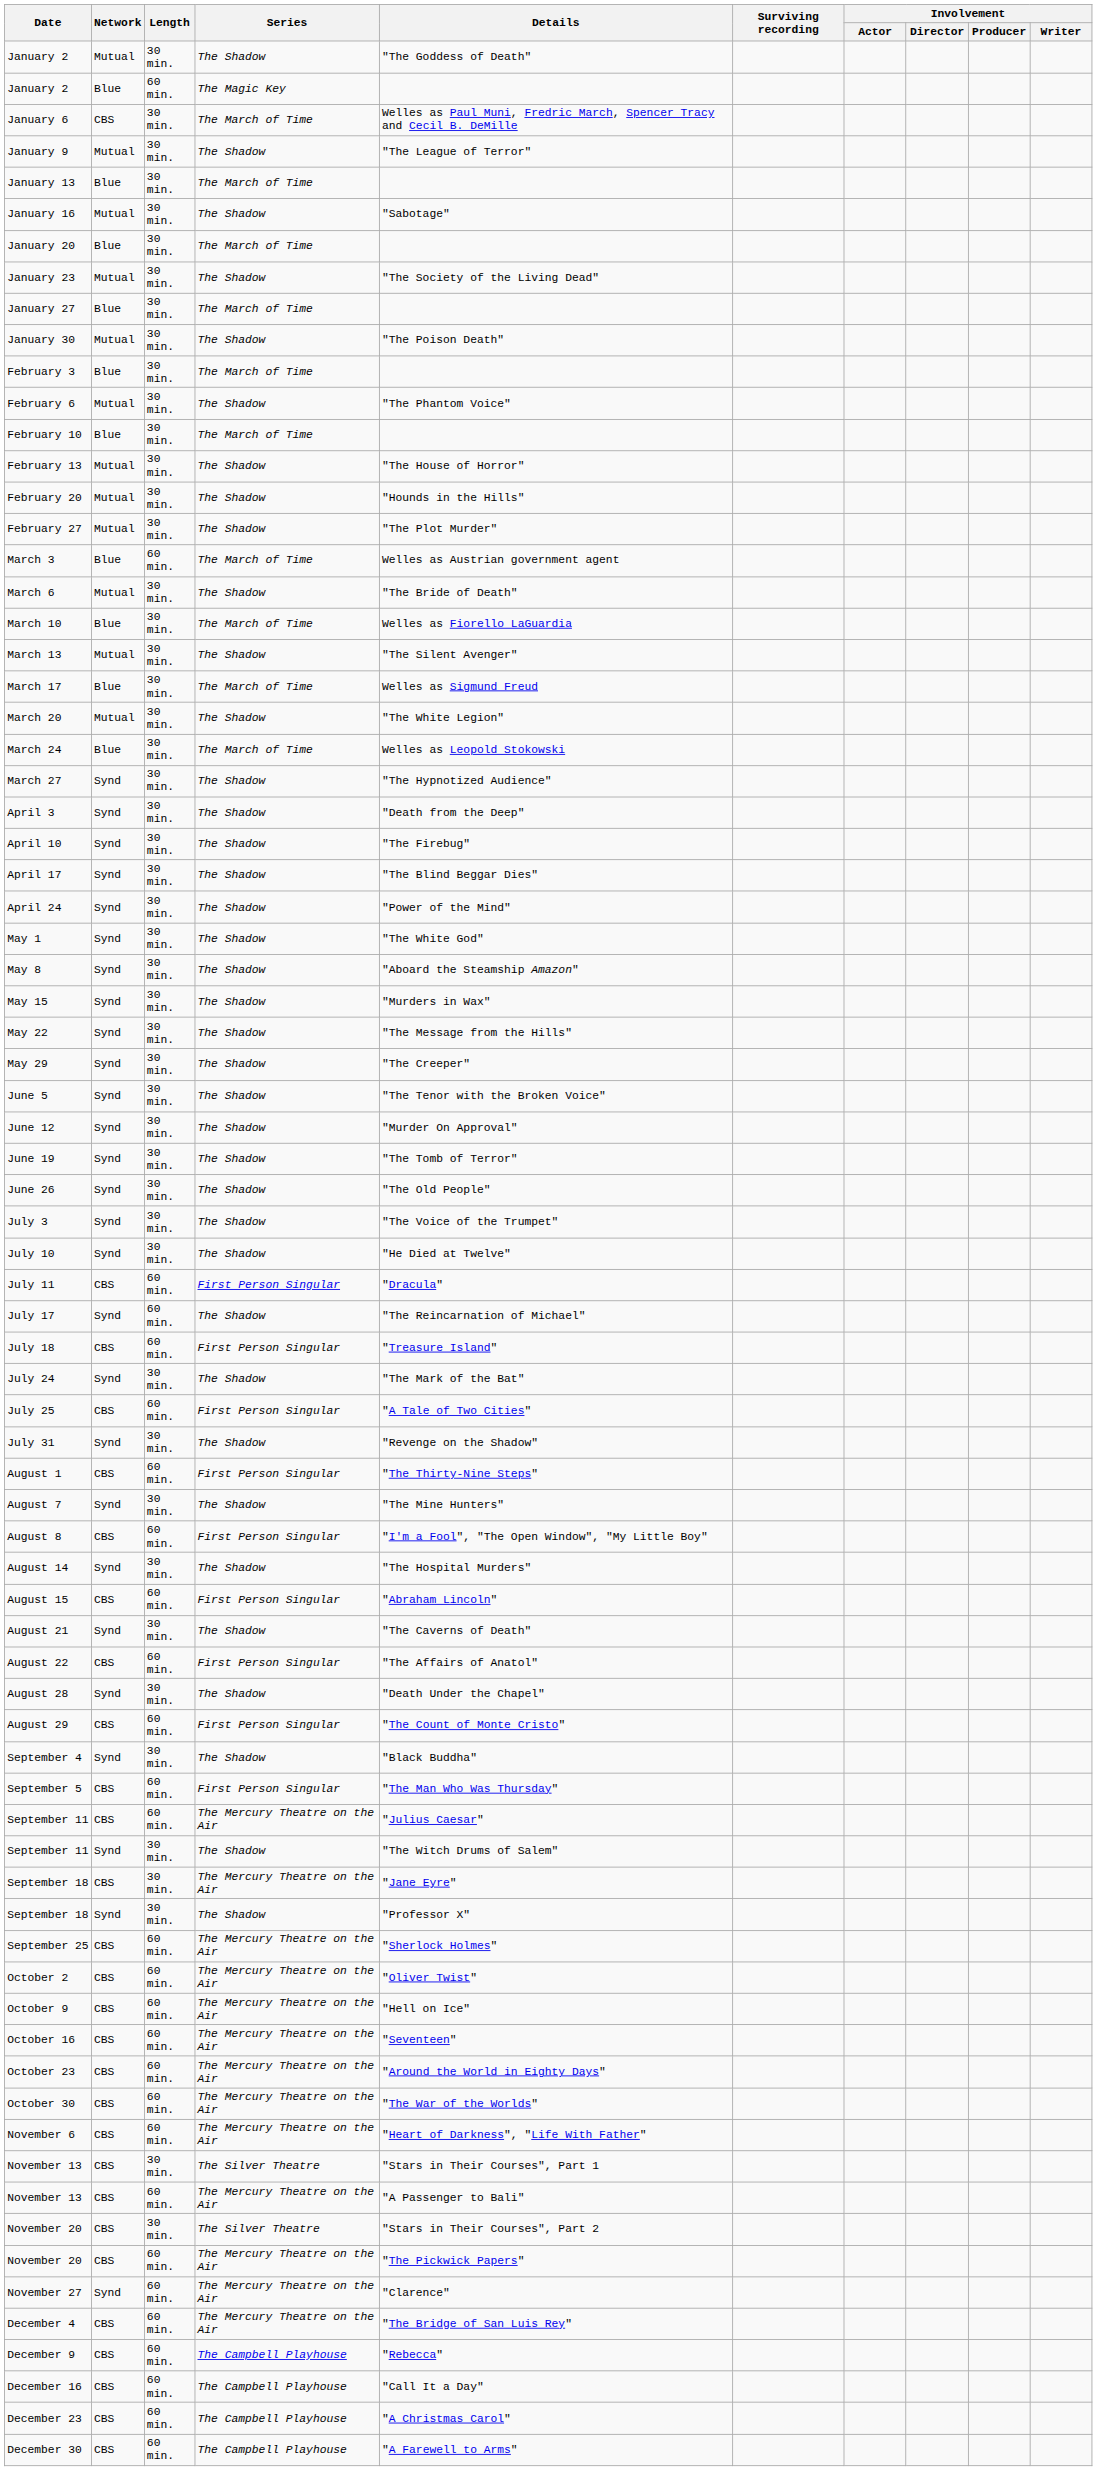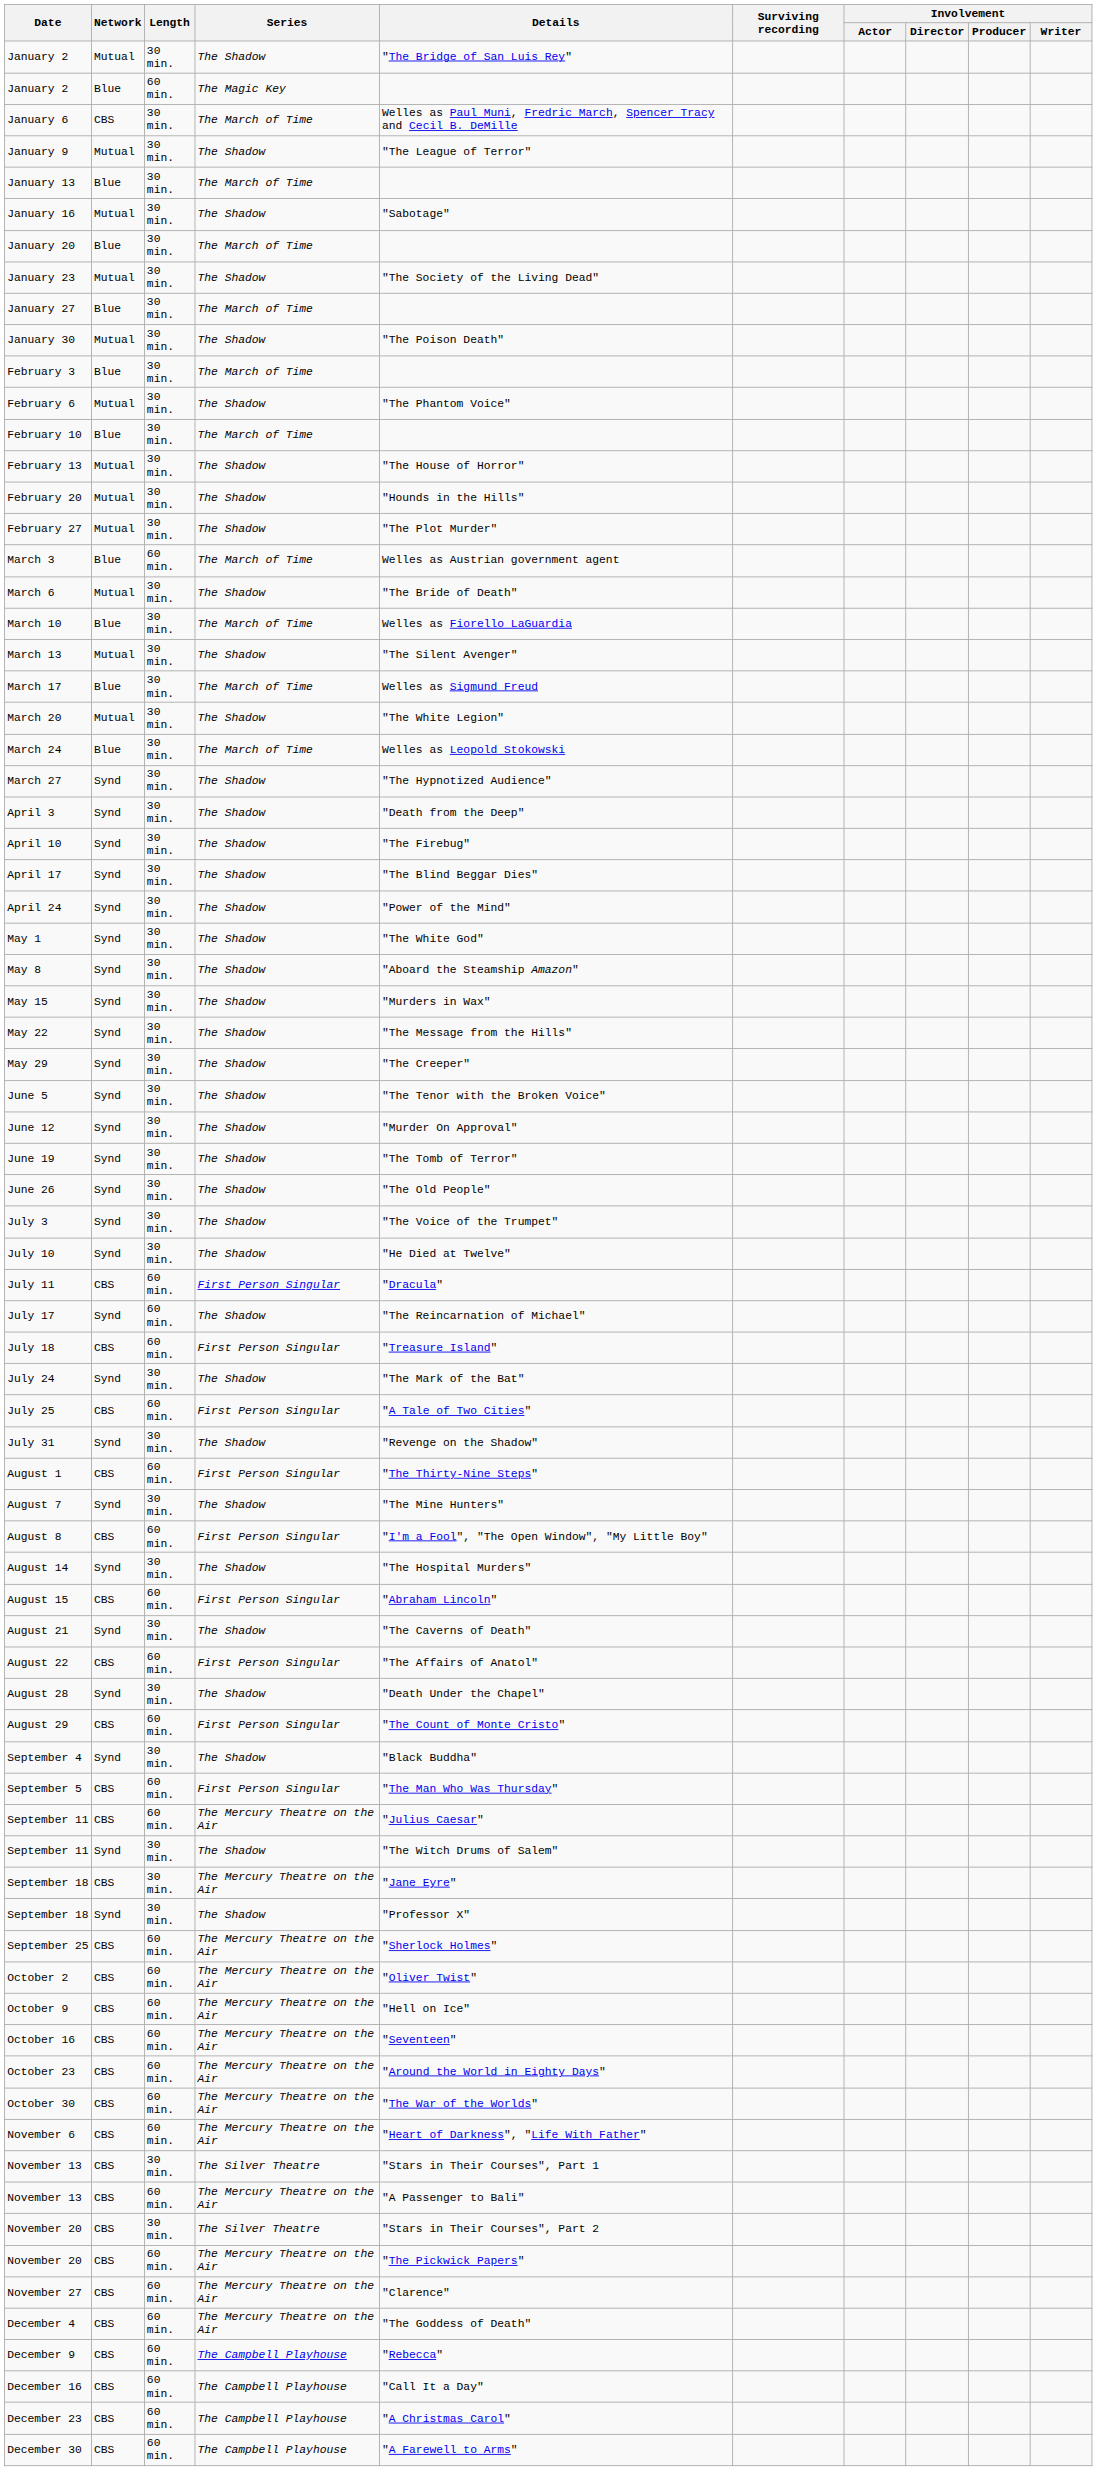(457, 57) "The Goddess of Death" -> (477, 57) "The Bridge of San Luis Rey"
(108, 2292) Synd -> (104, 2292) CBS
(477, 2324) "The Bridge of San Luis Rey" -> (457, 2324) "The Goddess of Death"
